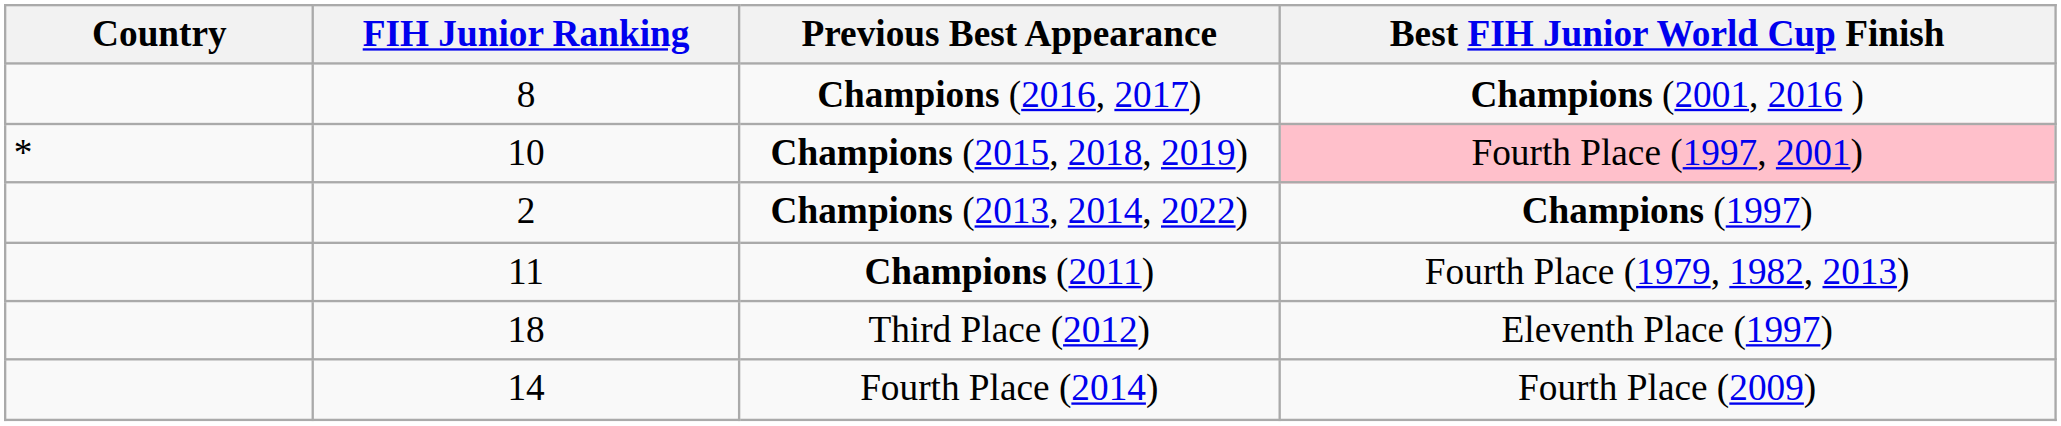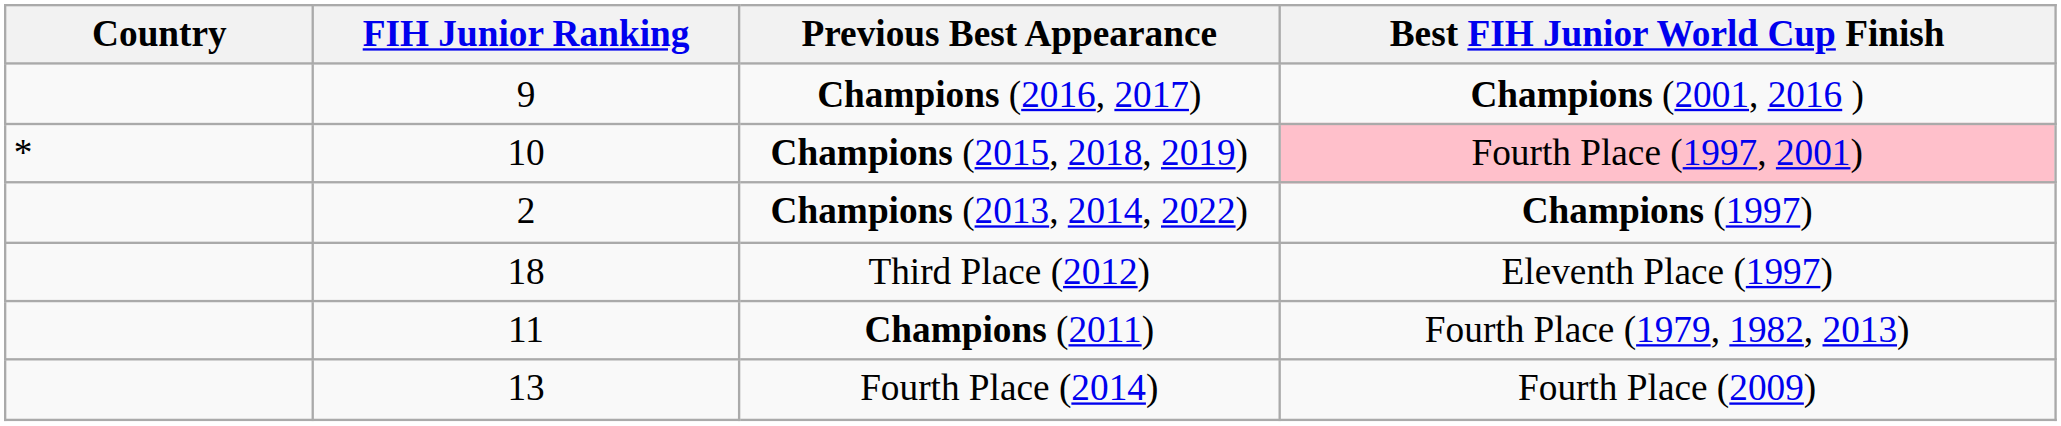(526, 93) 8 -> (526, 93) 9
rows swapped: (1009, 329) <-> (1009, 270)
(526, 388) 14 -> (526, 388) 13
